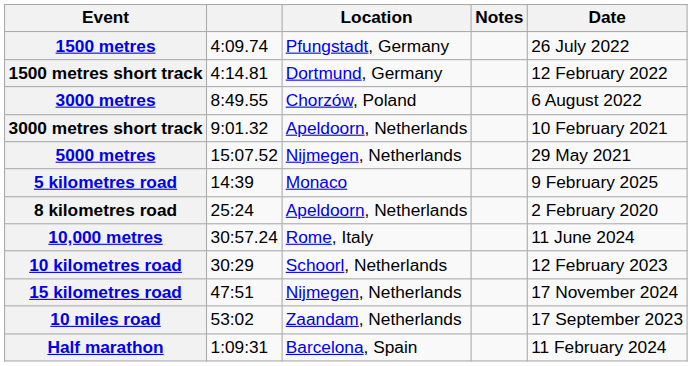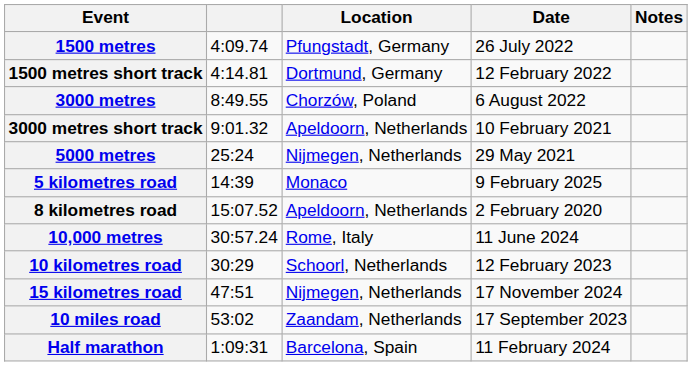columns swapped: (607, 18) <-> (499, 18)
(244, 155) 15:07.52 -> (232, 155) 25:24
(232, 210) 25:24 -> (244, 210) 15:07.52
